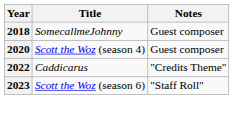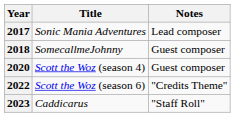+ row: (18, 31)
(61, 67) Caddicarus -> (90, 85) Scott the Woz (season 6)
(90, 85) Scott the Woz (season 6) -> (61, 103) Caddicarus
